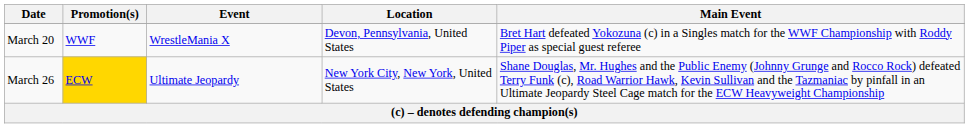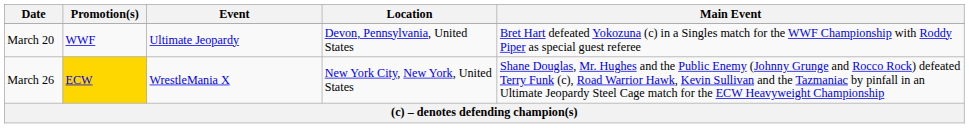(190, 40) WrestleMania X -> (194, 40) Ultimate Jeopardy
(194, 80) Ultimate Jeopardy -> (190, 80) WrestleMania X
